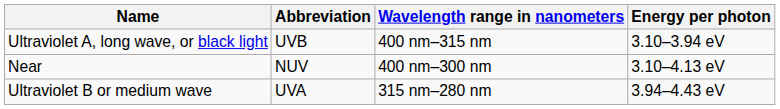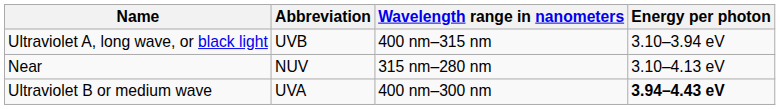(435, 66) 400 nm–300 nm -> (435, 66) 315 nm–280 nm
(435, 91) 315 nm–280 nm -> (435, 91) 400 nm–300 nm
(678, 91) normal -> (678, 91) bold
